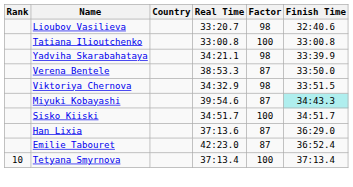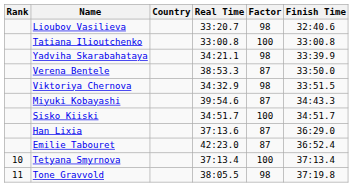(316, 101) paleturquoise background -> (316, 101) no background
+ row: (68, 175)
